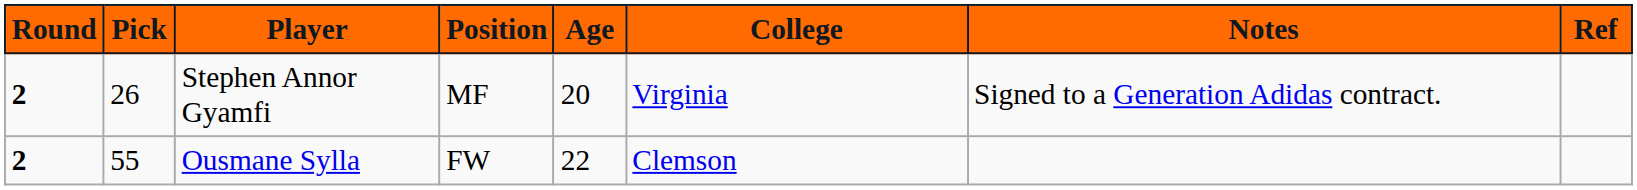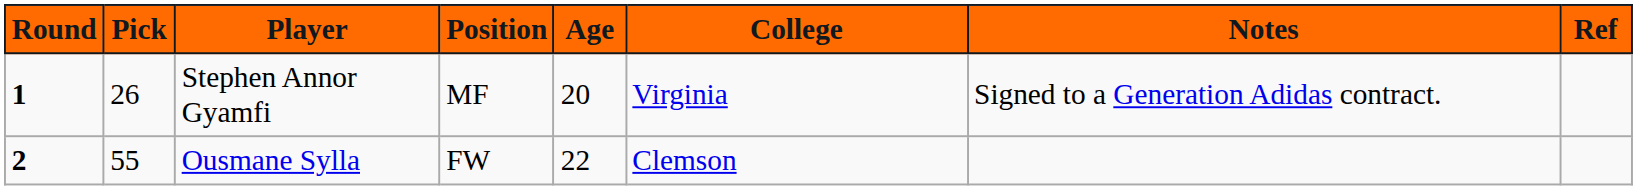(19, 94) 2 -> (19, 94) 1
